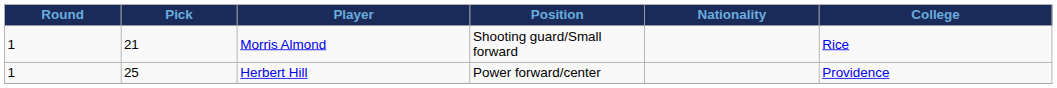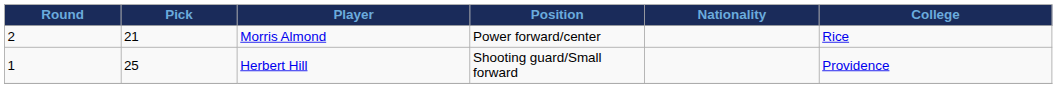(11, 44) 1 -> (11, 36) 2
(537, 44) Shooting guard/Small forward -> (537, 36) Power forward/center
(537, 72) Power forward/center -> (537, 65) Shooting guard/Small forward
